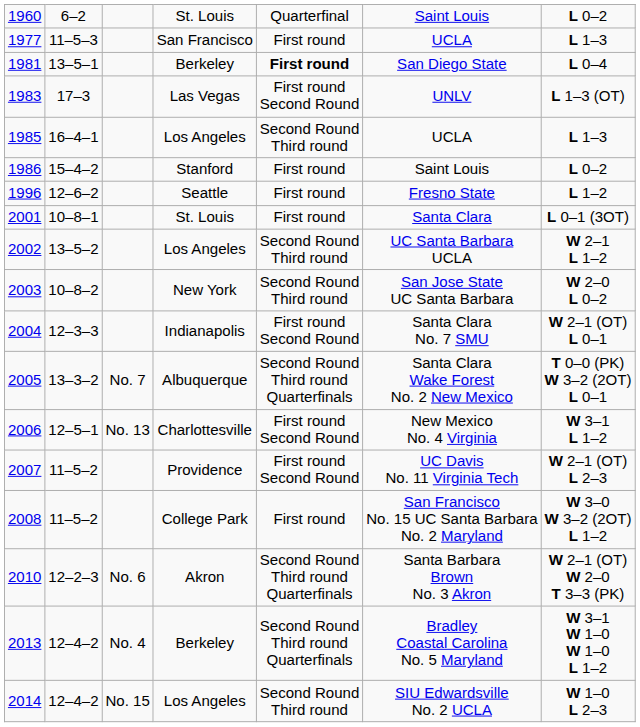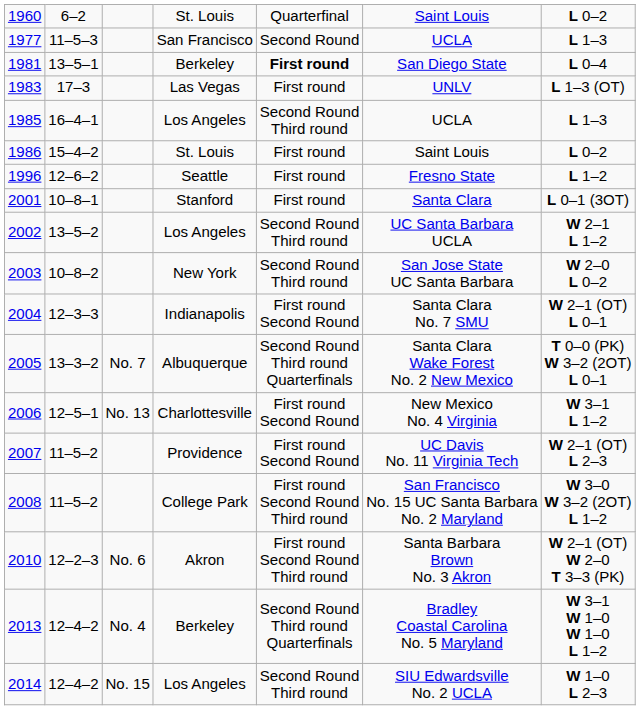(310, 40) First round -> (310, 40) Second Round
(310, 96) First round Second Round -> (310, 87) First round
(205, 169) Stanford -> (205, 152) St. Louis
(205, 217) St. Louis -> (205, 200) Stanford
(310, 519) First round -> (310, 502) First round Second Round Third round
(310, 577) Second Round Third round Quarterfinals -> (310, 560) First round Second Round Third round
